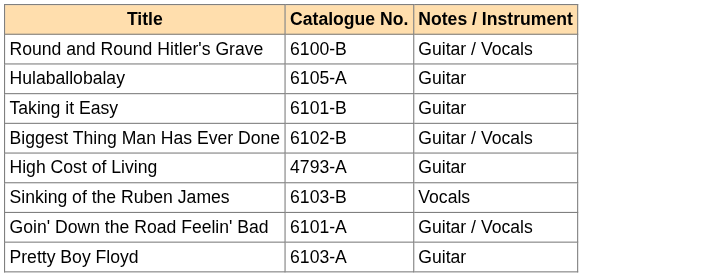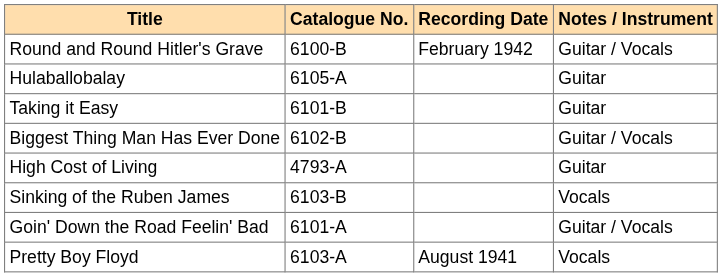+ column: (483, 19)
(442, 256) Guitar -> (584, 256) Vocals
